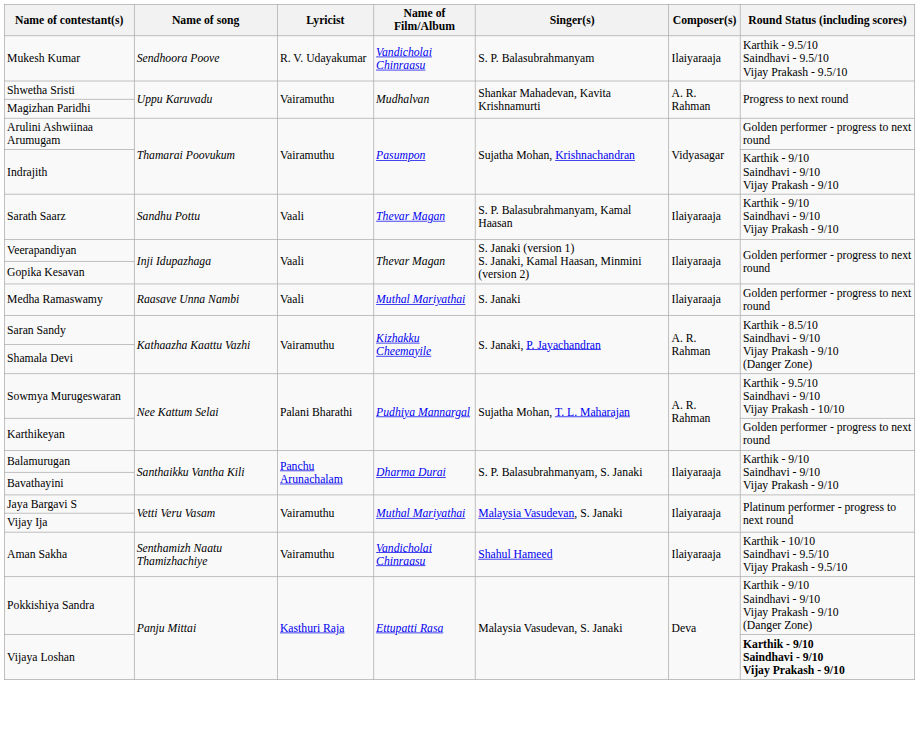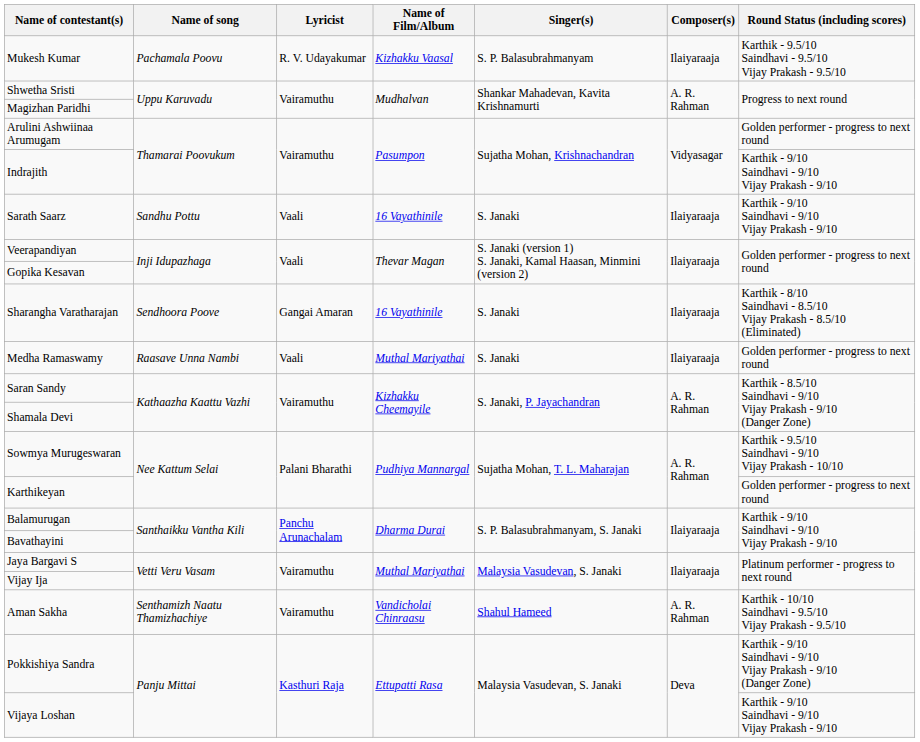(178, 58) Sendhoora Poove -> (179, 58) Pachamala Poovu
(404, 58) Vandicholai Chinraasu -> (414, 58) Kizhakku Vaasal
(411, 216) Thevar Magan -> (409, 216) 16 Vayathinile
(555, 216) S. P. Balasubrahmanyam, Kamal Haasan -> (498, 216) S. Janaki
+ row: (63, 313)
(696, 554) Ilaiyaraaja -> (690, 612) A. R. Rahman
(794, 657) bold -> (789, 715) normal
